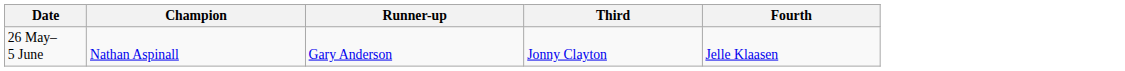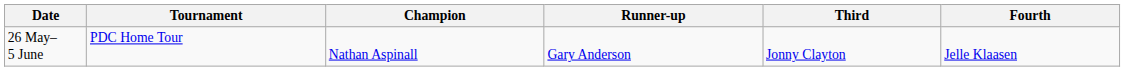+ column: (206, 15)
